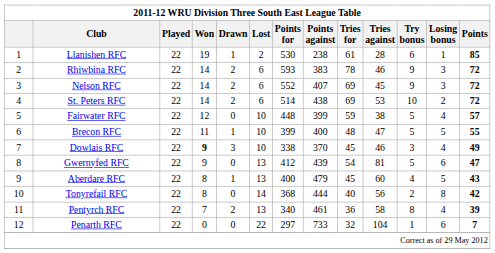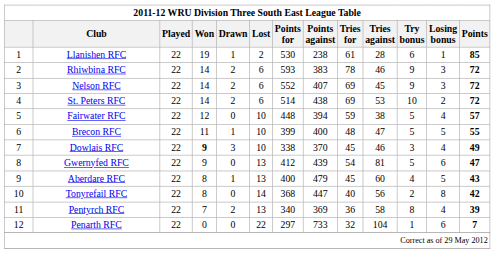(320, 116) 399 -> (320, 116) 394
(320, 194) 444 -> (320, 194) 447
(320, 209) 461 -> (320, 209) 369
